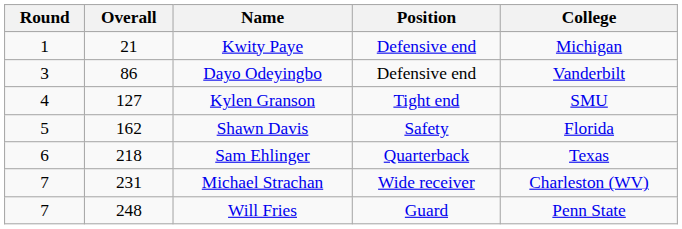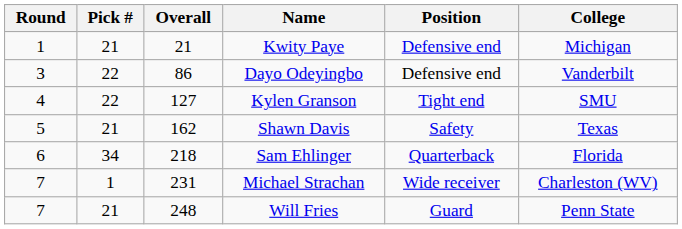+ column: (110, 18)
(589, 127) Florida -> (598, 127) Texas
(589, 155) Texas -> (598, 155) Florida
